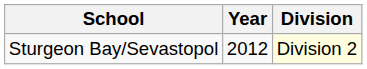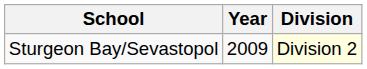(248, 48) 2012 -> (248, 48) 2009
